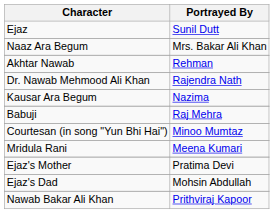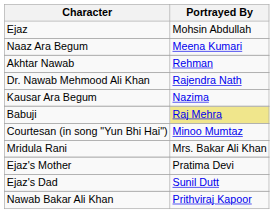(196, 30) Sunil Dutt -> (212, 30) Mohsin Abdullah
(220, 47) Mrs. Bakar Ali Khan -> (207, 47) Meena Kumari
(197, 115) no background -> (197, 115) khaki background
(207, 149) Meena Kumari -> (220, 149) Mrs. Bakar Ali Khan
(212, 183) Mohsin Abdullah -> (196, 183) Sunil Dutt
